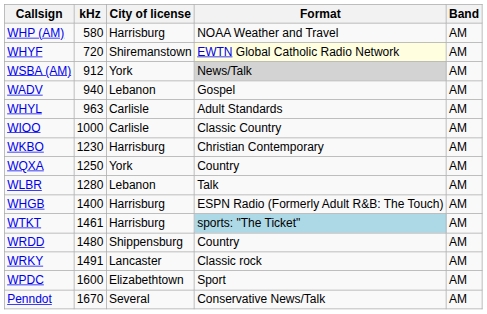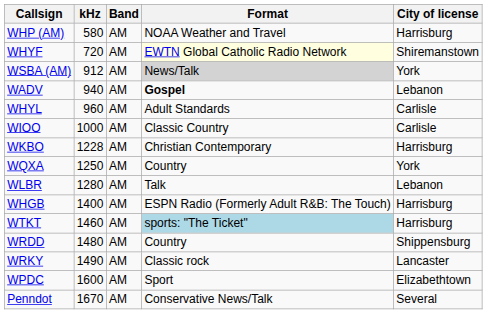columns swapped: (464, 14) <-> (150, 14)
(216, 90) normal -> (165, 90) bold
(93, 109) 963 -> (93, 109) 960
(90, 147) 1230 -> (90, 147) 1228
(90, 223) 1461 -> (90, 223) 1460
(90, 261) 1491 -> (90, 261) 1490
